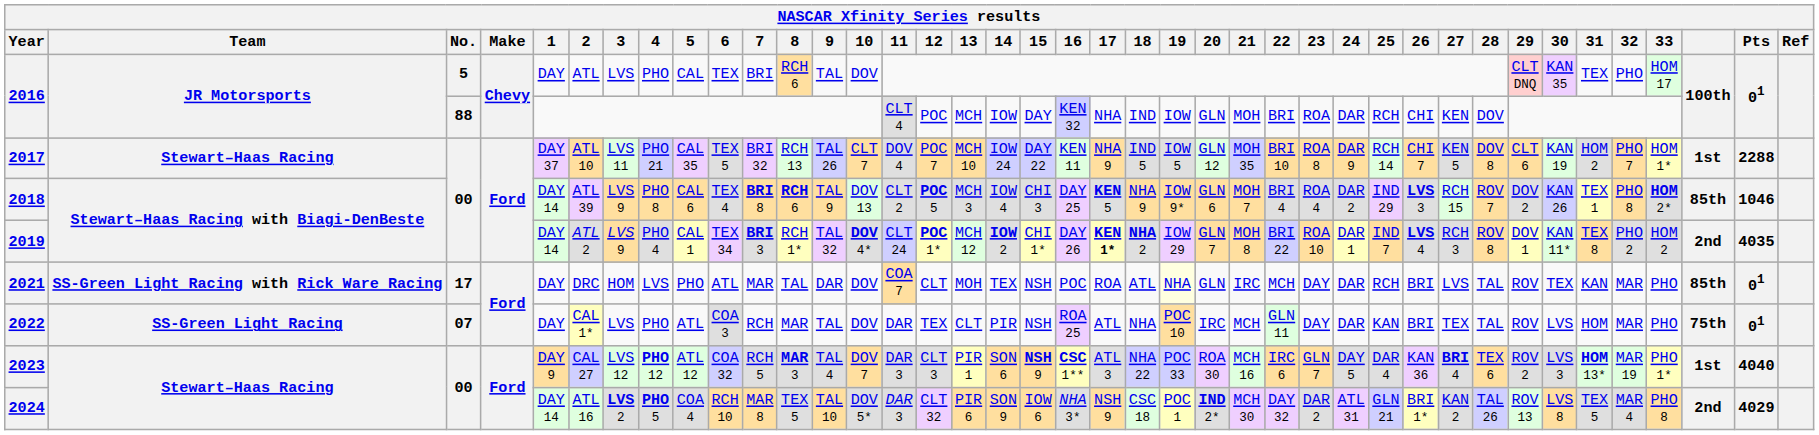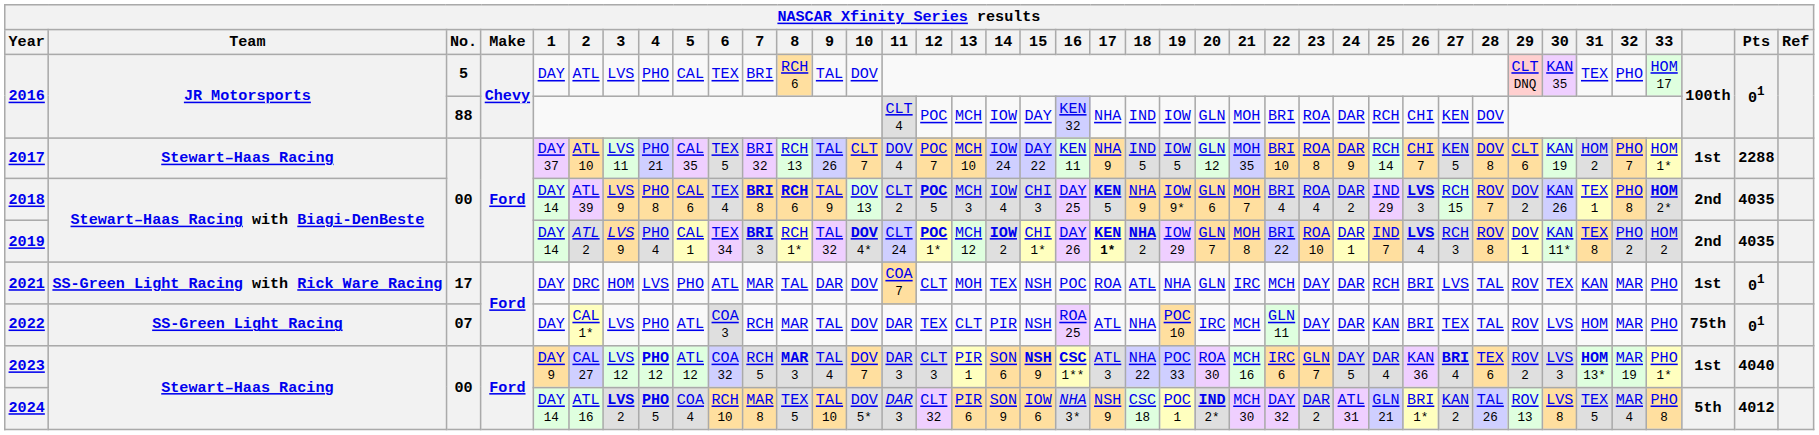(1708, 200) 85th -> (1708, 200) 2nd
(1756, 200) 1046 -> (1756, 200) 4035
(1177, 283) lightyellow background -> (1177, 283) no background
(1708, 283) 85th -> (1708, 283) 1st
(1708, 408) 2nd -> (1708, 408) 5th
(1756, 408) 4029 -> (1756, 408) 4012
